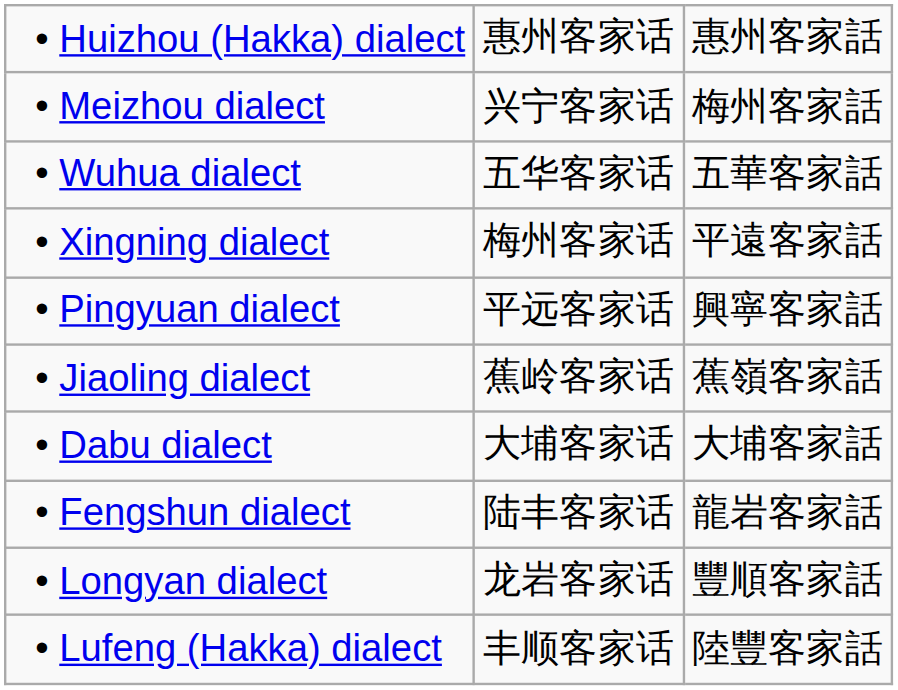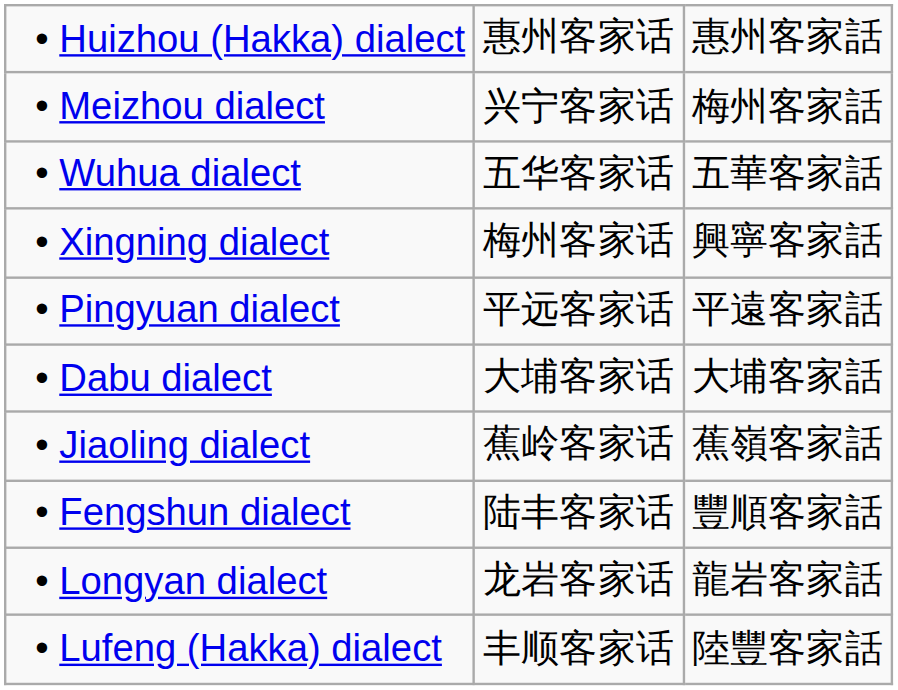(787, 240) 平遠客家話 -> (787, 240) 興寧客家話
(787, 308) 興寧客家話 -> (787, 308) 平遠客家話
rows swapped: (162, 377) <-> (143, 445)
(787, 511) 龍岩客家話 -> (787, 511) 豐順客家話
(787, 579) 豐順客家話 -> (787, 579) 龍岩客家話
